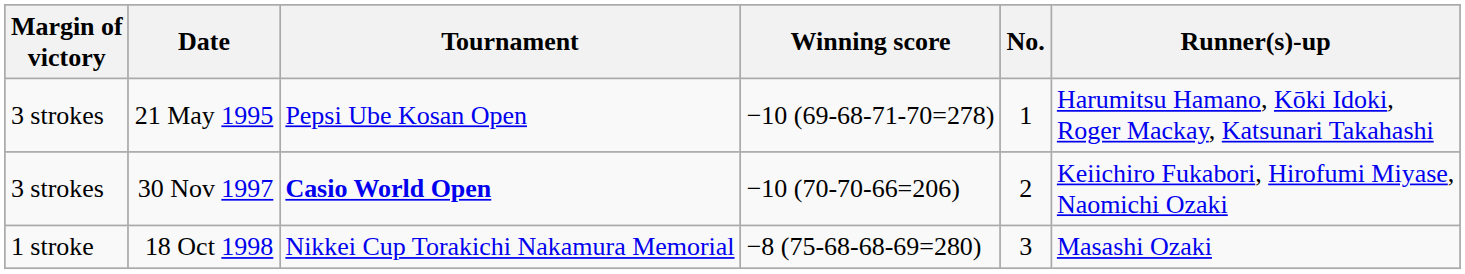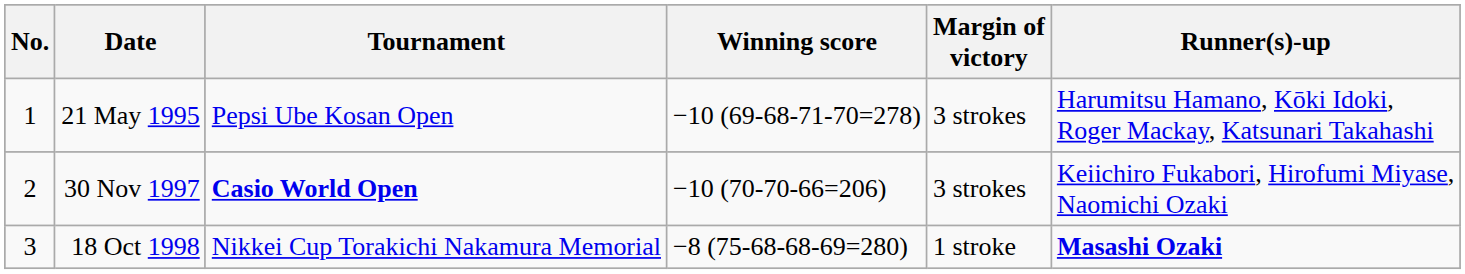columns swapped: (1026, 41) <-> (67, 41)
(1134, 247) normal -> (1139, 247) bold
